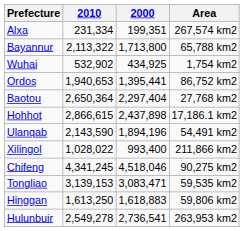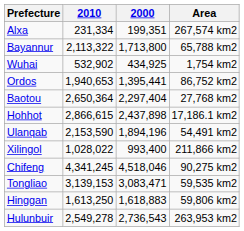(89, 133) 2,143,590 -> (89, 133) 2,153,590
(142, 218) 2,736,541 -> (142, 218) 2,736,543
